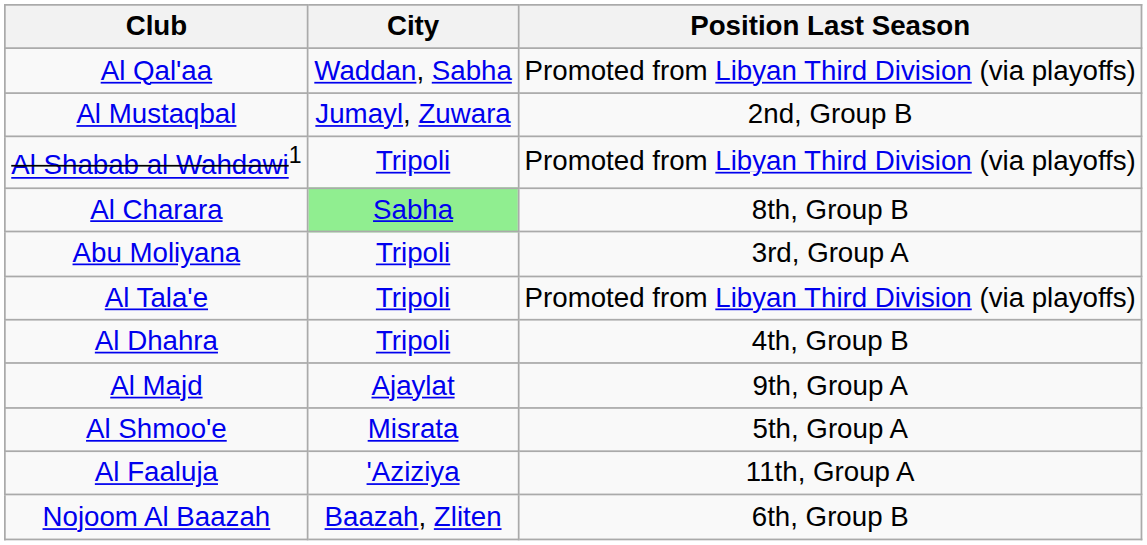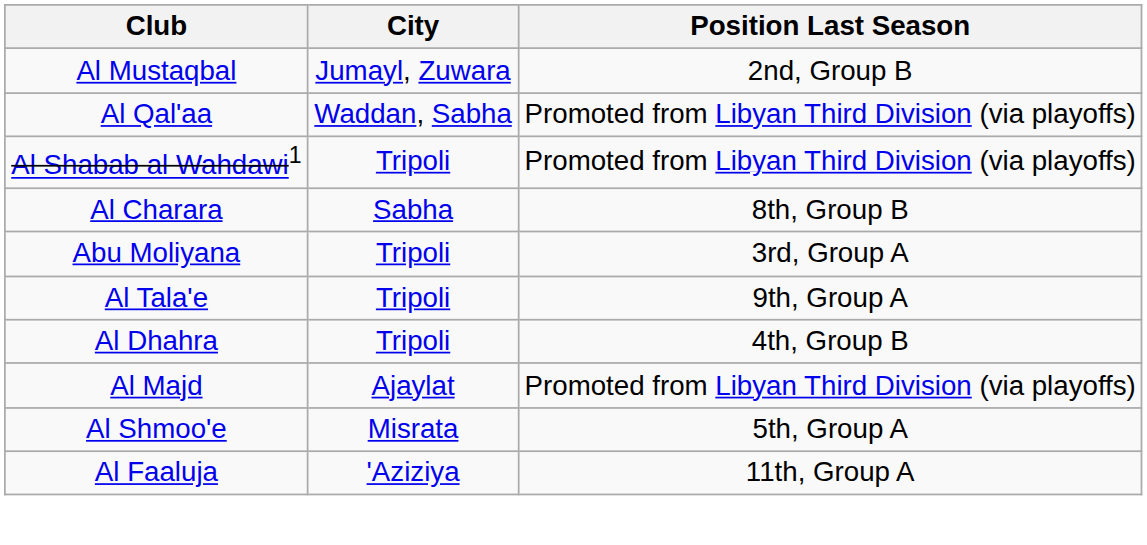rows swapped: (156, 114) <-> (156, 70)
(413, 209) lightgreen background -> (413, 209) no background
(830, 297) Promoted from Libyan Third Division (via playoffs) -> (830, 297) 9th, Group A
(830, 385) 9th, Group A -> (830, 385) Promoted from Libyan Third Division (via playoffs)
- row: (156, 516)
